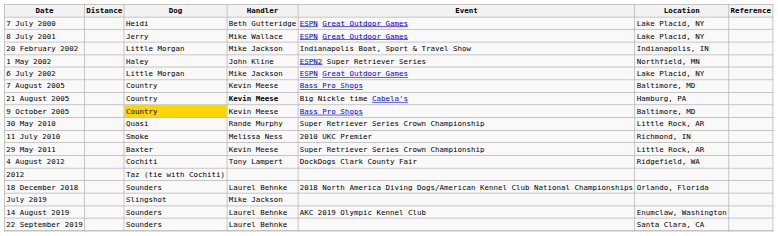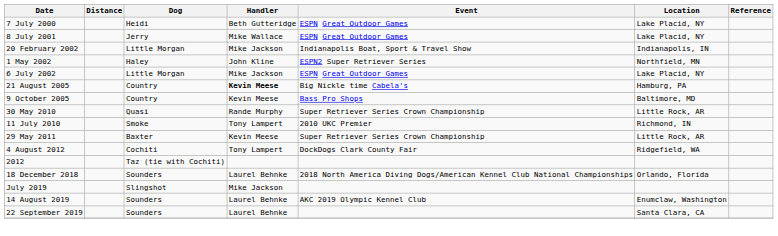- row: (35, 86)
(142, 111) gold background -> (142, 98) no background
(256, 136) Melissa Ness -> (256, 124) Tony Lampert
